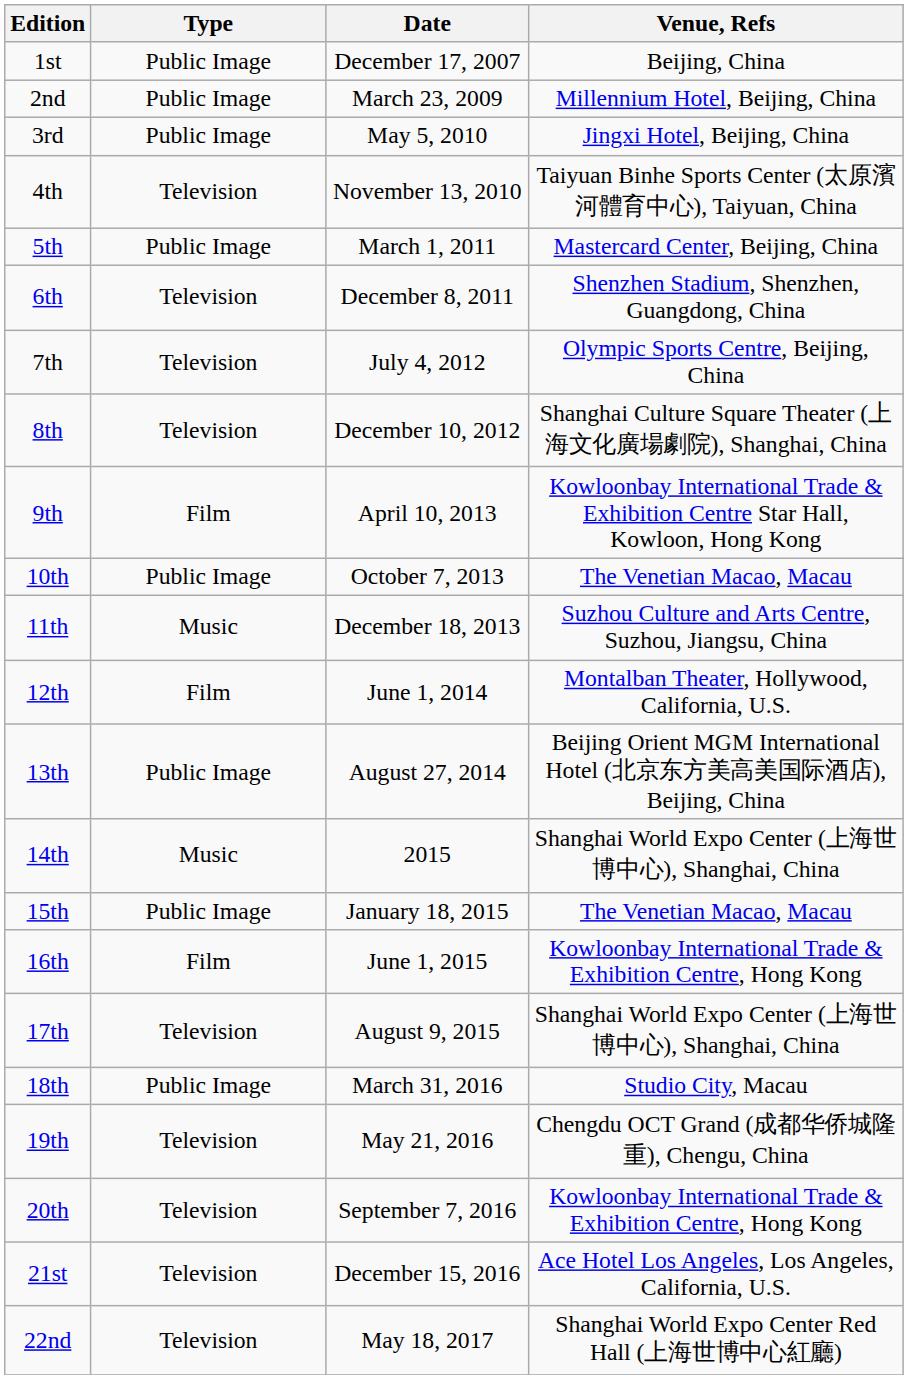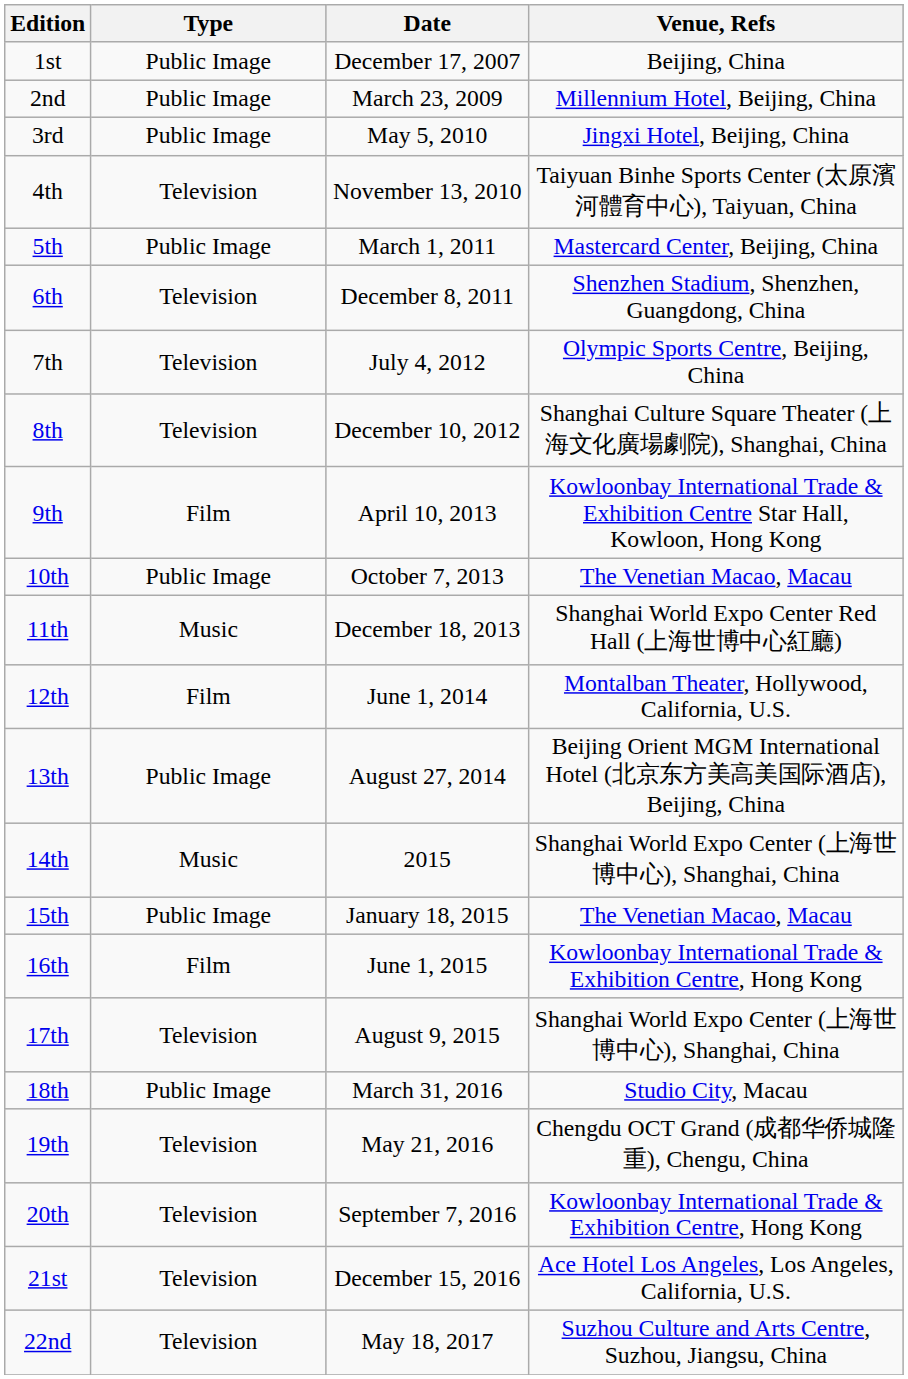(716, 627) Suzhou Culture and Arts Centre, Suzhou, Jiangsu, China -> (716, 628) Shanghai World Expo Center Red Hall (上海世博中心紅廳)
(716, 1338) Shanghai World Expo Center Red Hall (上海世博中心紅廳) -> (716, 1342) Suzhou Culture and Arts Centre, Suzhou, Jiangsu, China
